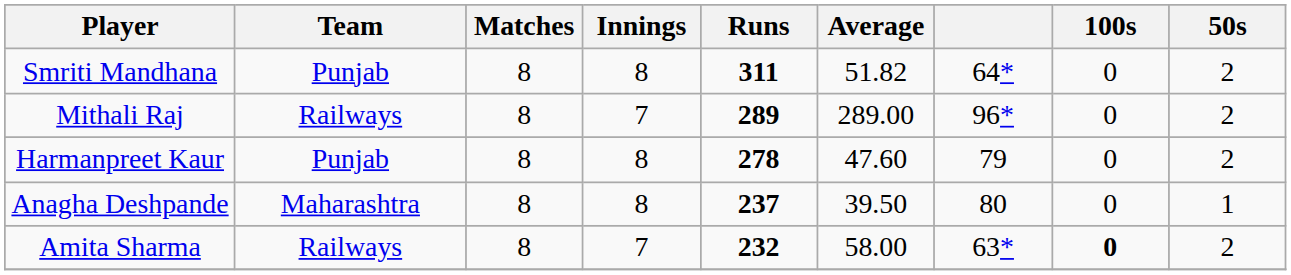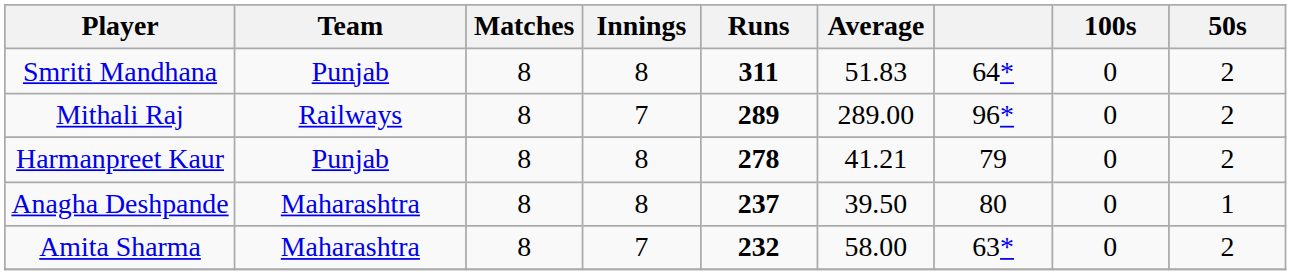(876, 70) 51.82 -> (876, 70) 51.83
(876, 159) 47.60 -> (876, 159) 41.21
(350, 247) Railways -> (350, 247) Maharashtra
(1110, 247) bold -> (1110, 247) normal
